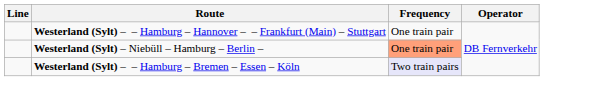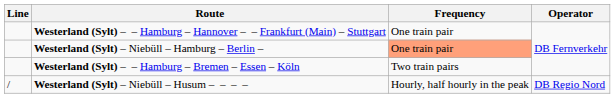(425, 66) lavender background -> (425, 66) no background
+ row: (141, 84)
